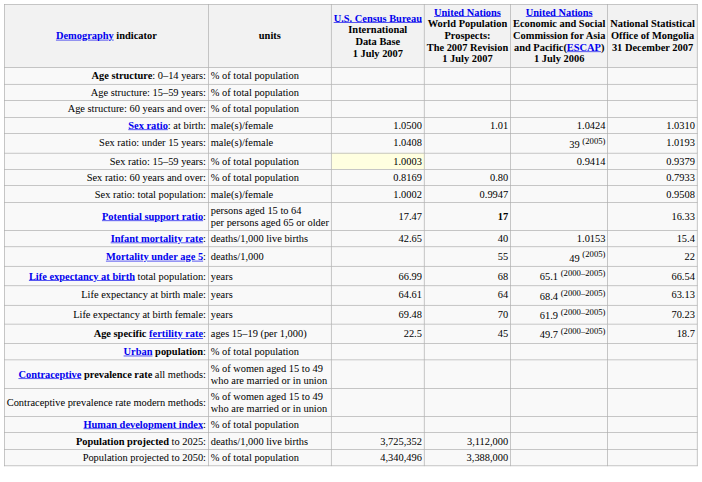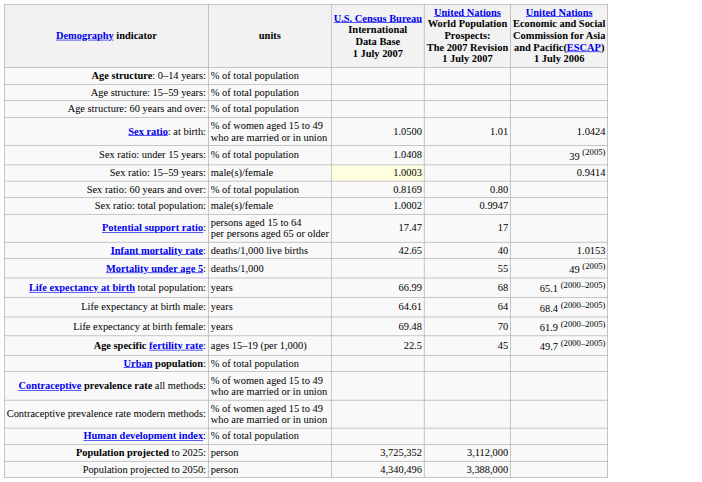- column: (653, 36)
(242, 125) male(s)/female -> (269, 131) % of women aged 15 to 49 who are married or in union
(242, 143) male(s)/female -> (255, 155) % of total population
(255, 161) % of total population -> (242, 173) male(s)/female
(503, 216) bold -> (503, 228) normal
(259, 441) deaths/1,000 live births -> (225, 453) person
(255, 457) % of total population -> (225, 469) person
